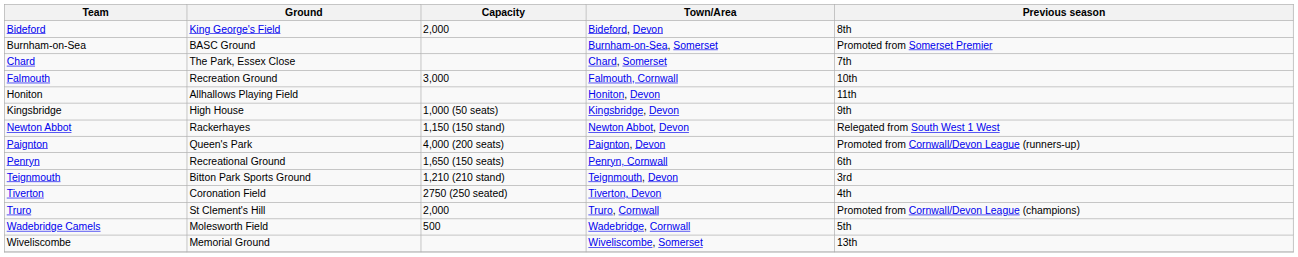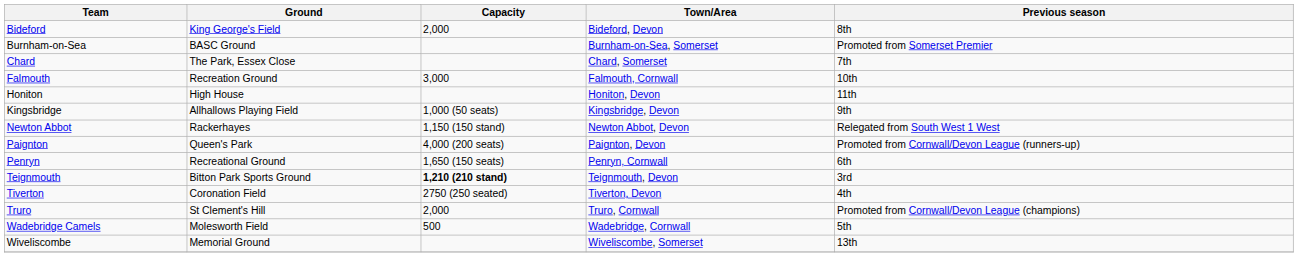(244, 95) Allhallows Playing Field -> (217, 95) High House
(217, 111) High House -> (244, 111) Allhallows Playing Field
(464, 177) normal -> (465, 177) bold
